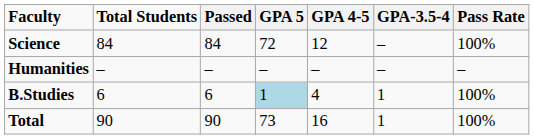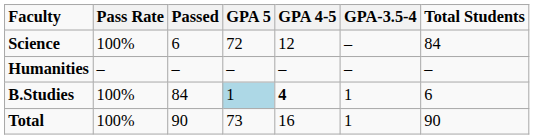columns swapped: (147, 17) <-> (491, 17)
(213, 43) 84 -> (176, 43) 6
(209, 95) 6 -> (180, 95) 84
(315, 95) normal -> (282, 95) bold
